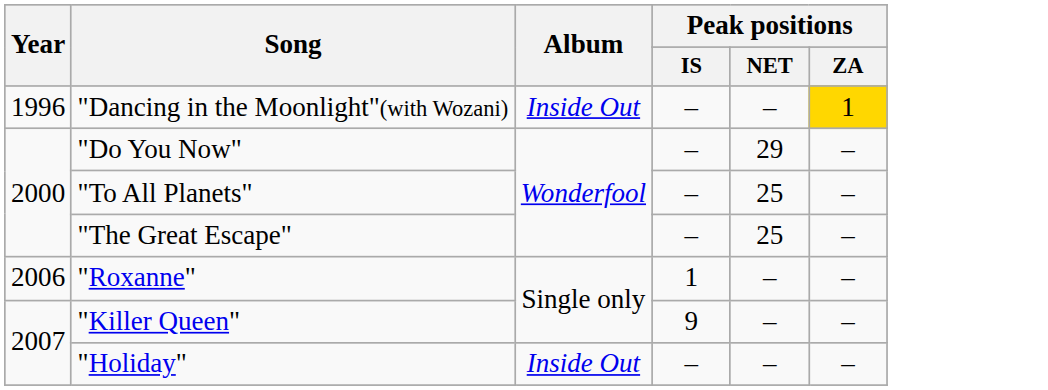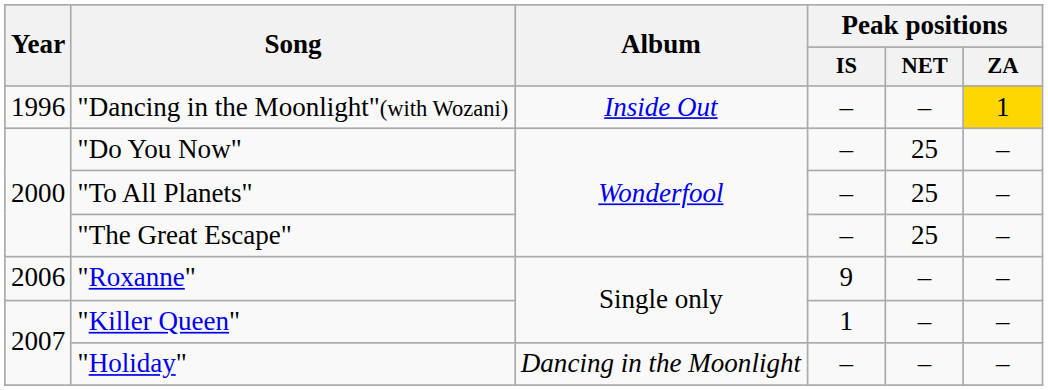(770, 149) 29 -> (925, 149) 25
(691, 278) 1 -> (846, 278) 9
(691, 320) 9 -> (846, 320) 1
(583, 363) Inside Out -> (661, 363) Dancing in the Moonlight
